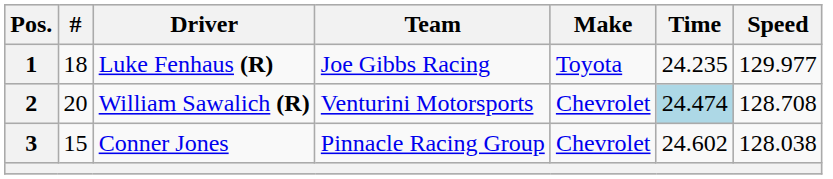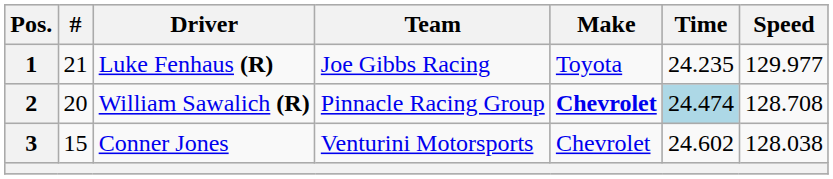(76, 64) 18 -> (76, 64) 21
(427, 103) Venturini Motorsports -> (433, 103) Pinnacle Racing Group
(603, 103) normal -> (606, 103) bold
(433, 143) Pinnacle Racing Group -> (427, 143) Venturini Motorsports
